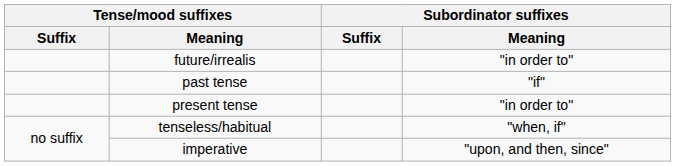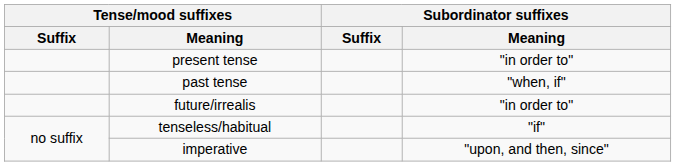rows swapped: (215, 104) <-> (215, 60)
(536, 82) "if" -> (536, 82) "when, if"
(536, 127) "when, if" -> (536, 127) "if"
